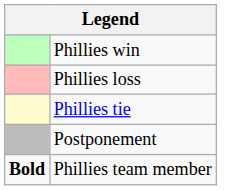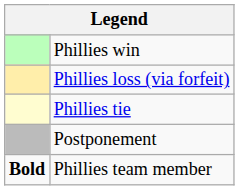+ row: (142, 79)
- row: (97, 79)
